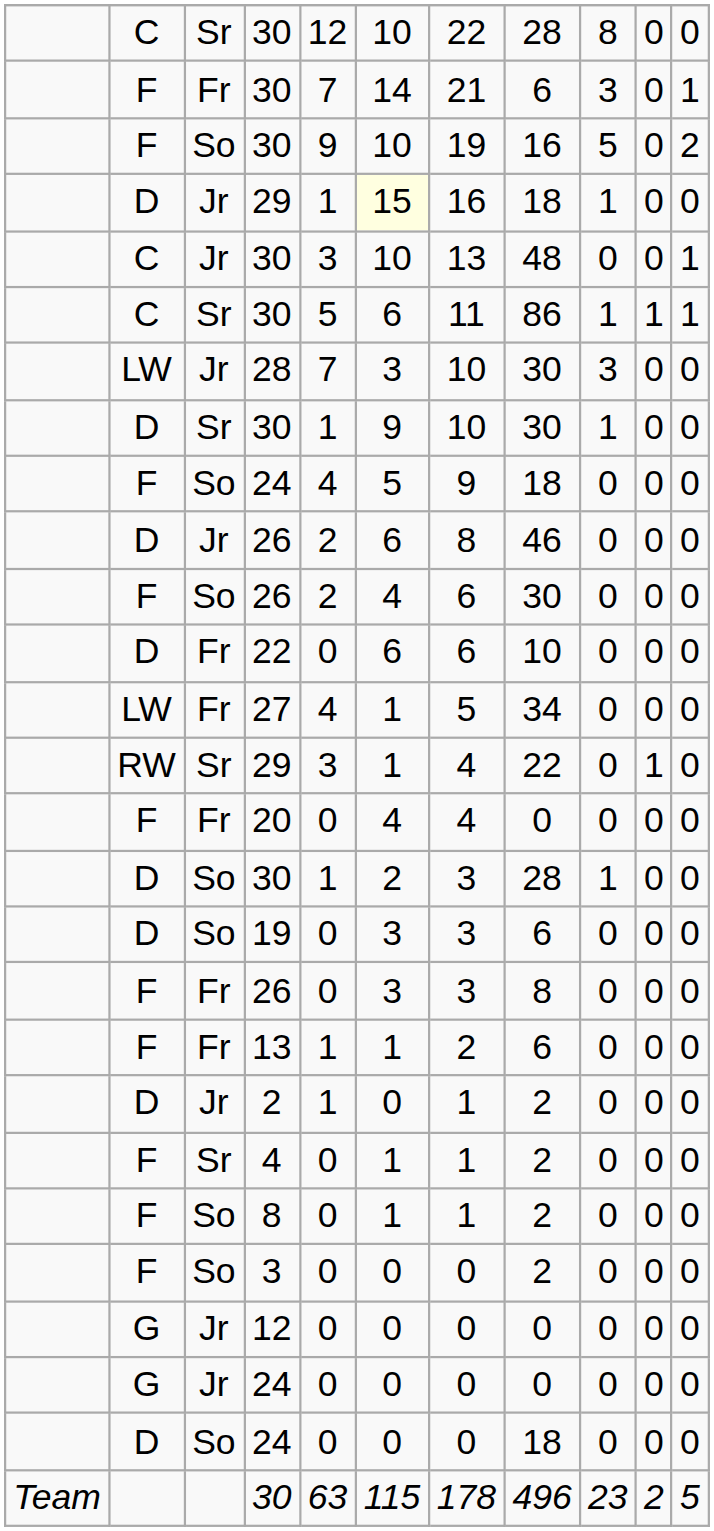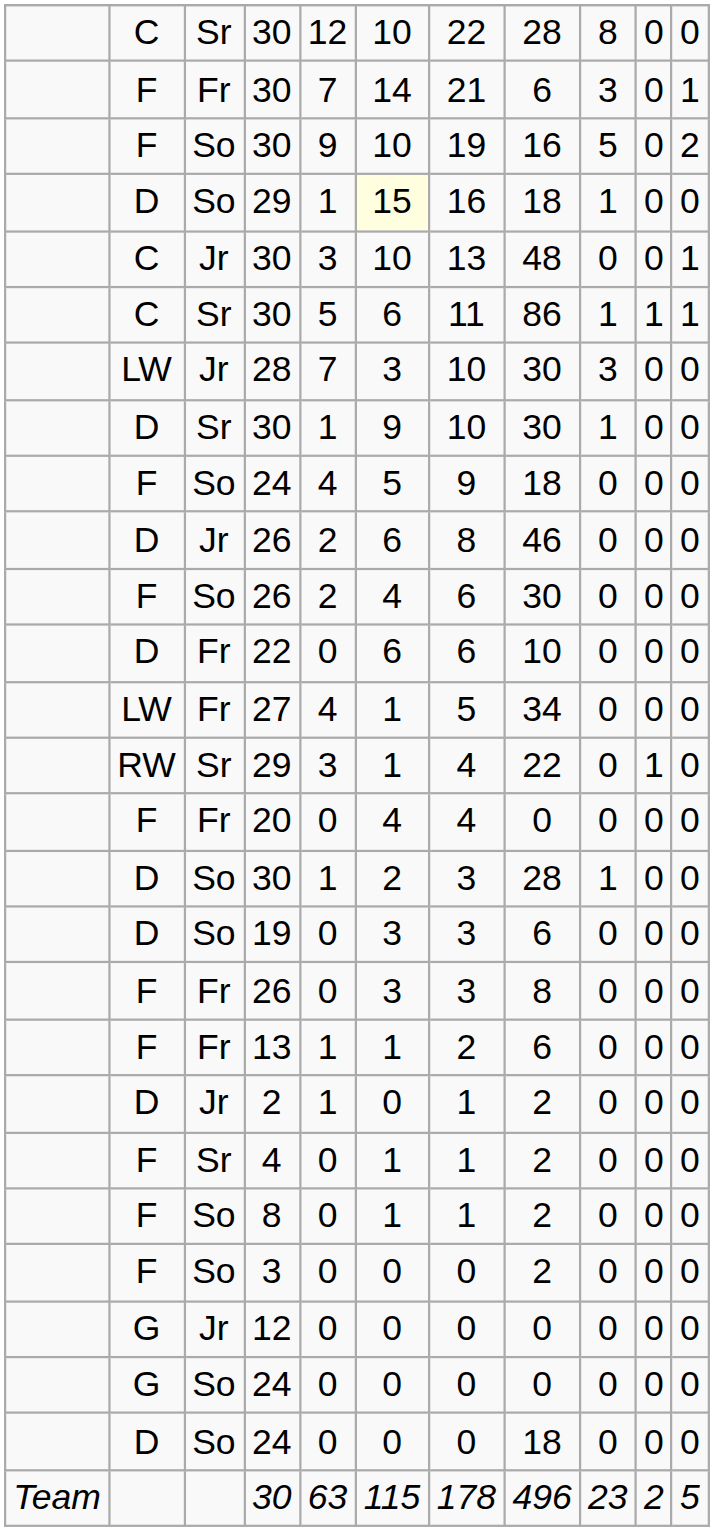(214, 201) Jr -> (214, 201) So
(214, 1384) Jr -> (214, 1384) So
